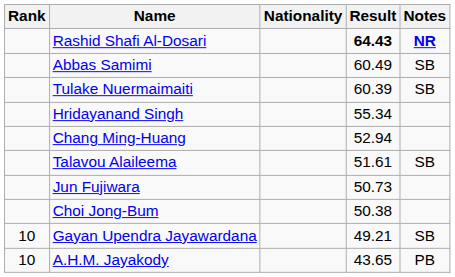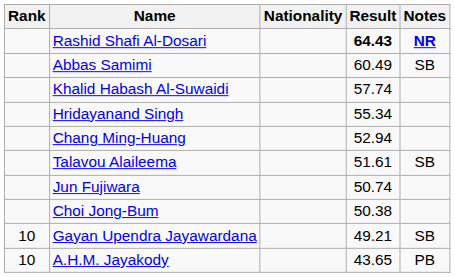- row: (123, 89)
+ row: (141, 89)
(373, 187) 50.73 -> (373, 187) 50.74
